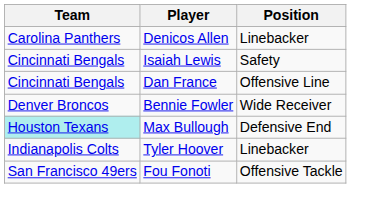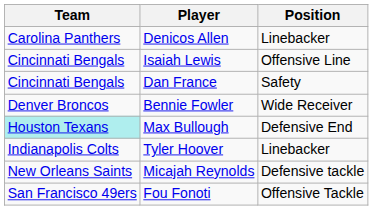(260, 60) Safety -> (306, 60) Offensive Line
(285, 82) Offensive Line -> (281, 82) Safety
+ row: (199, 171)
